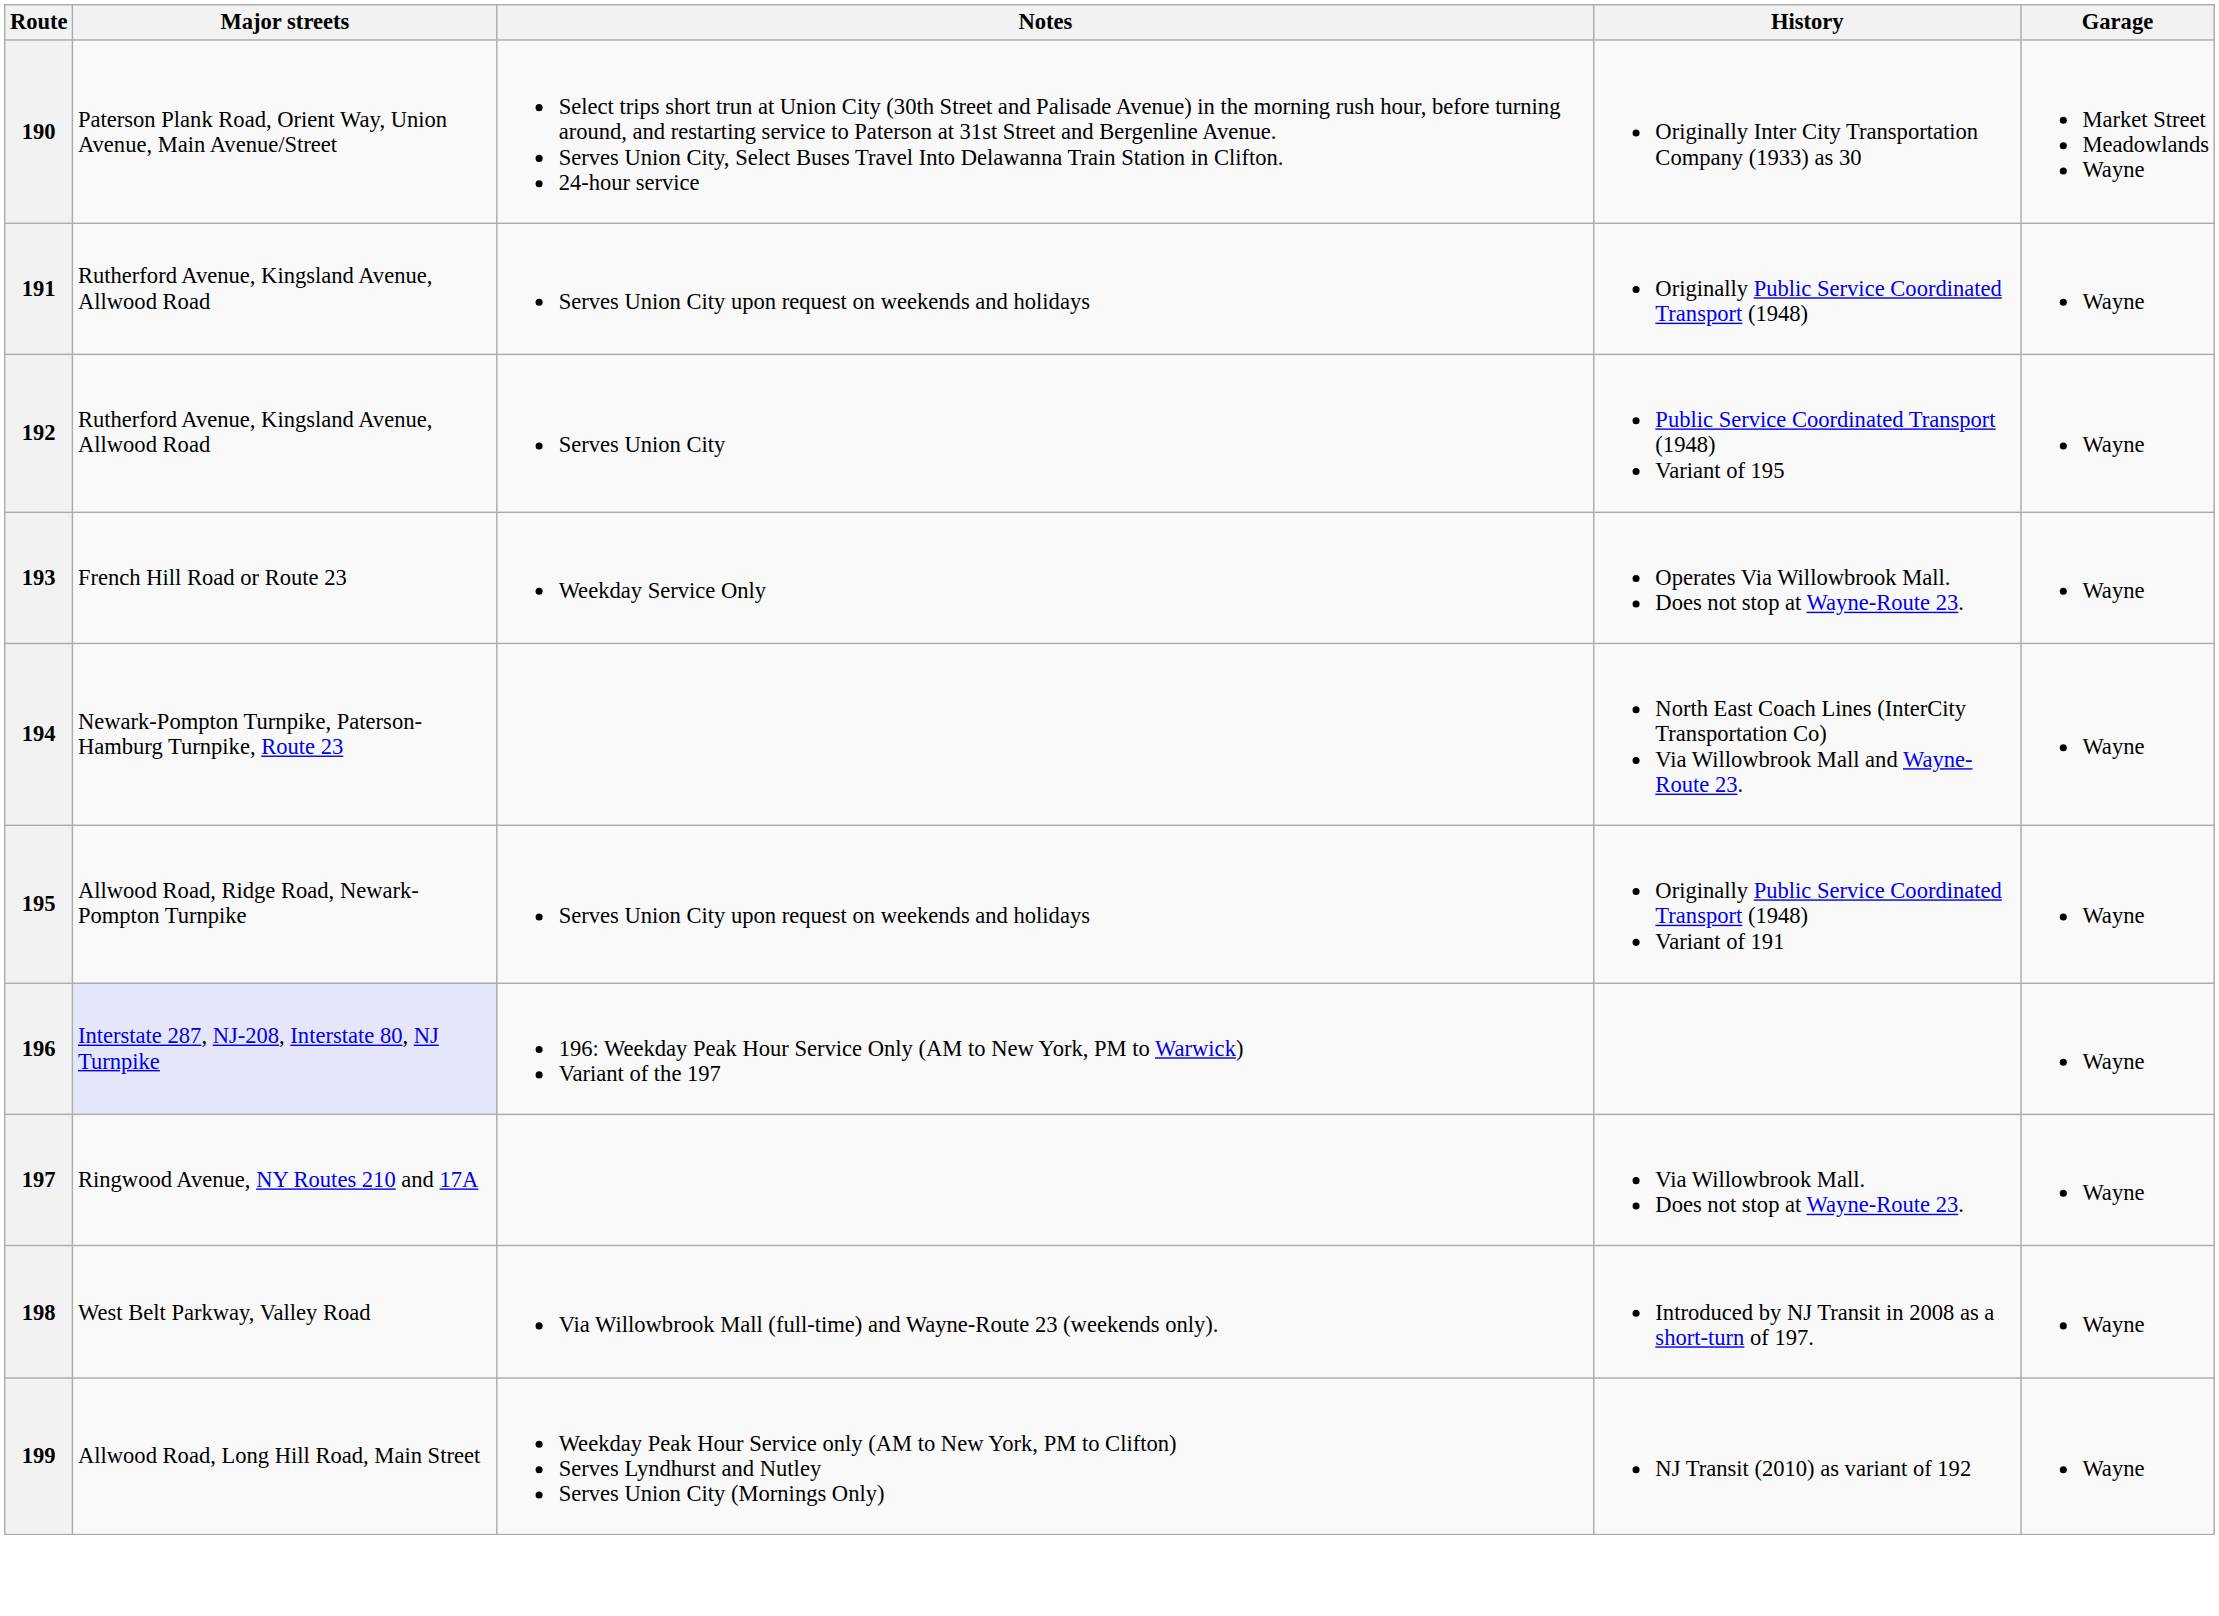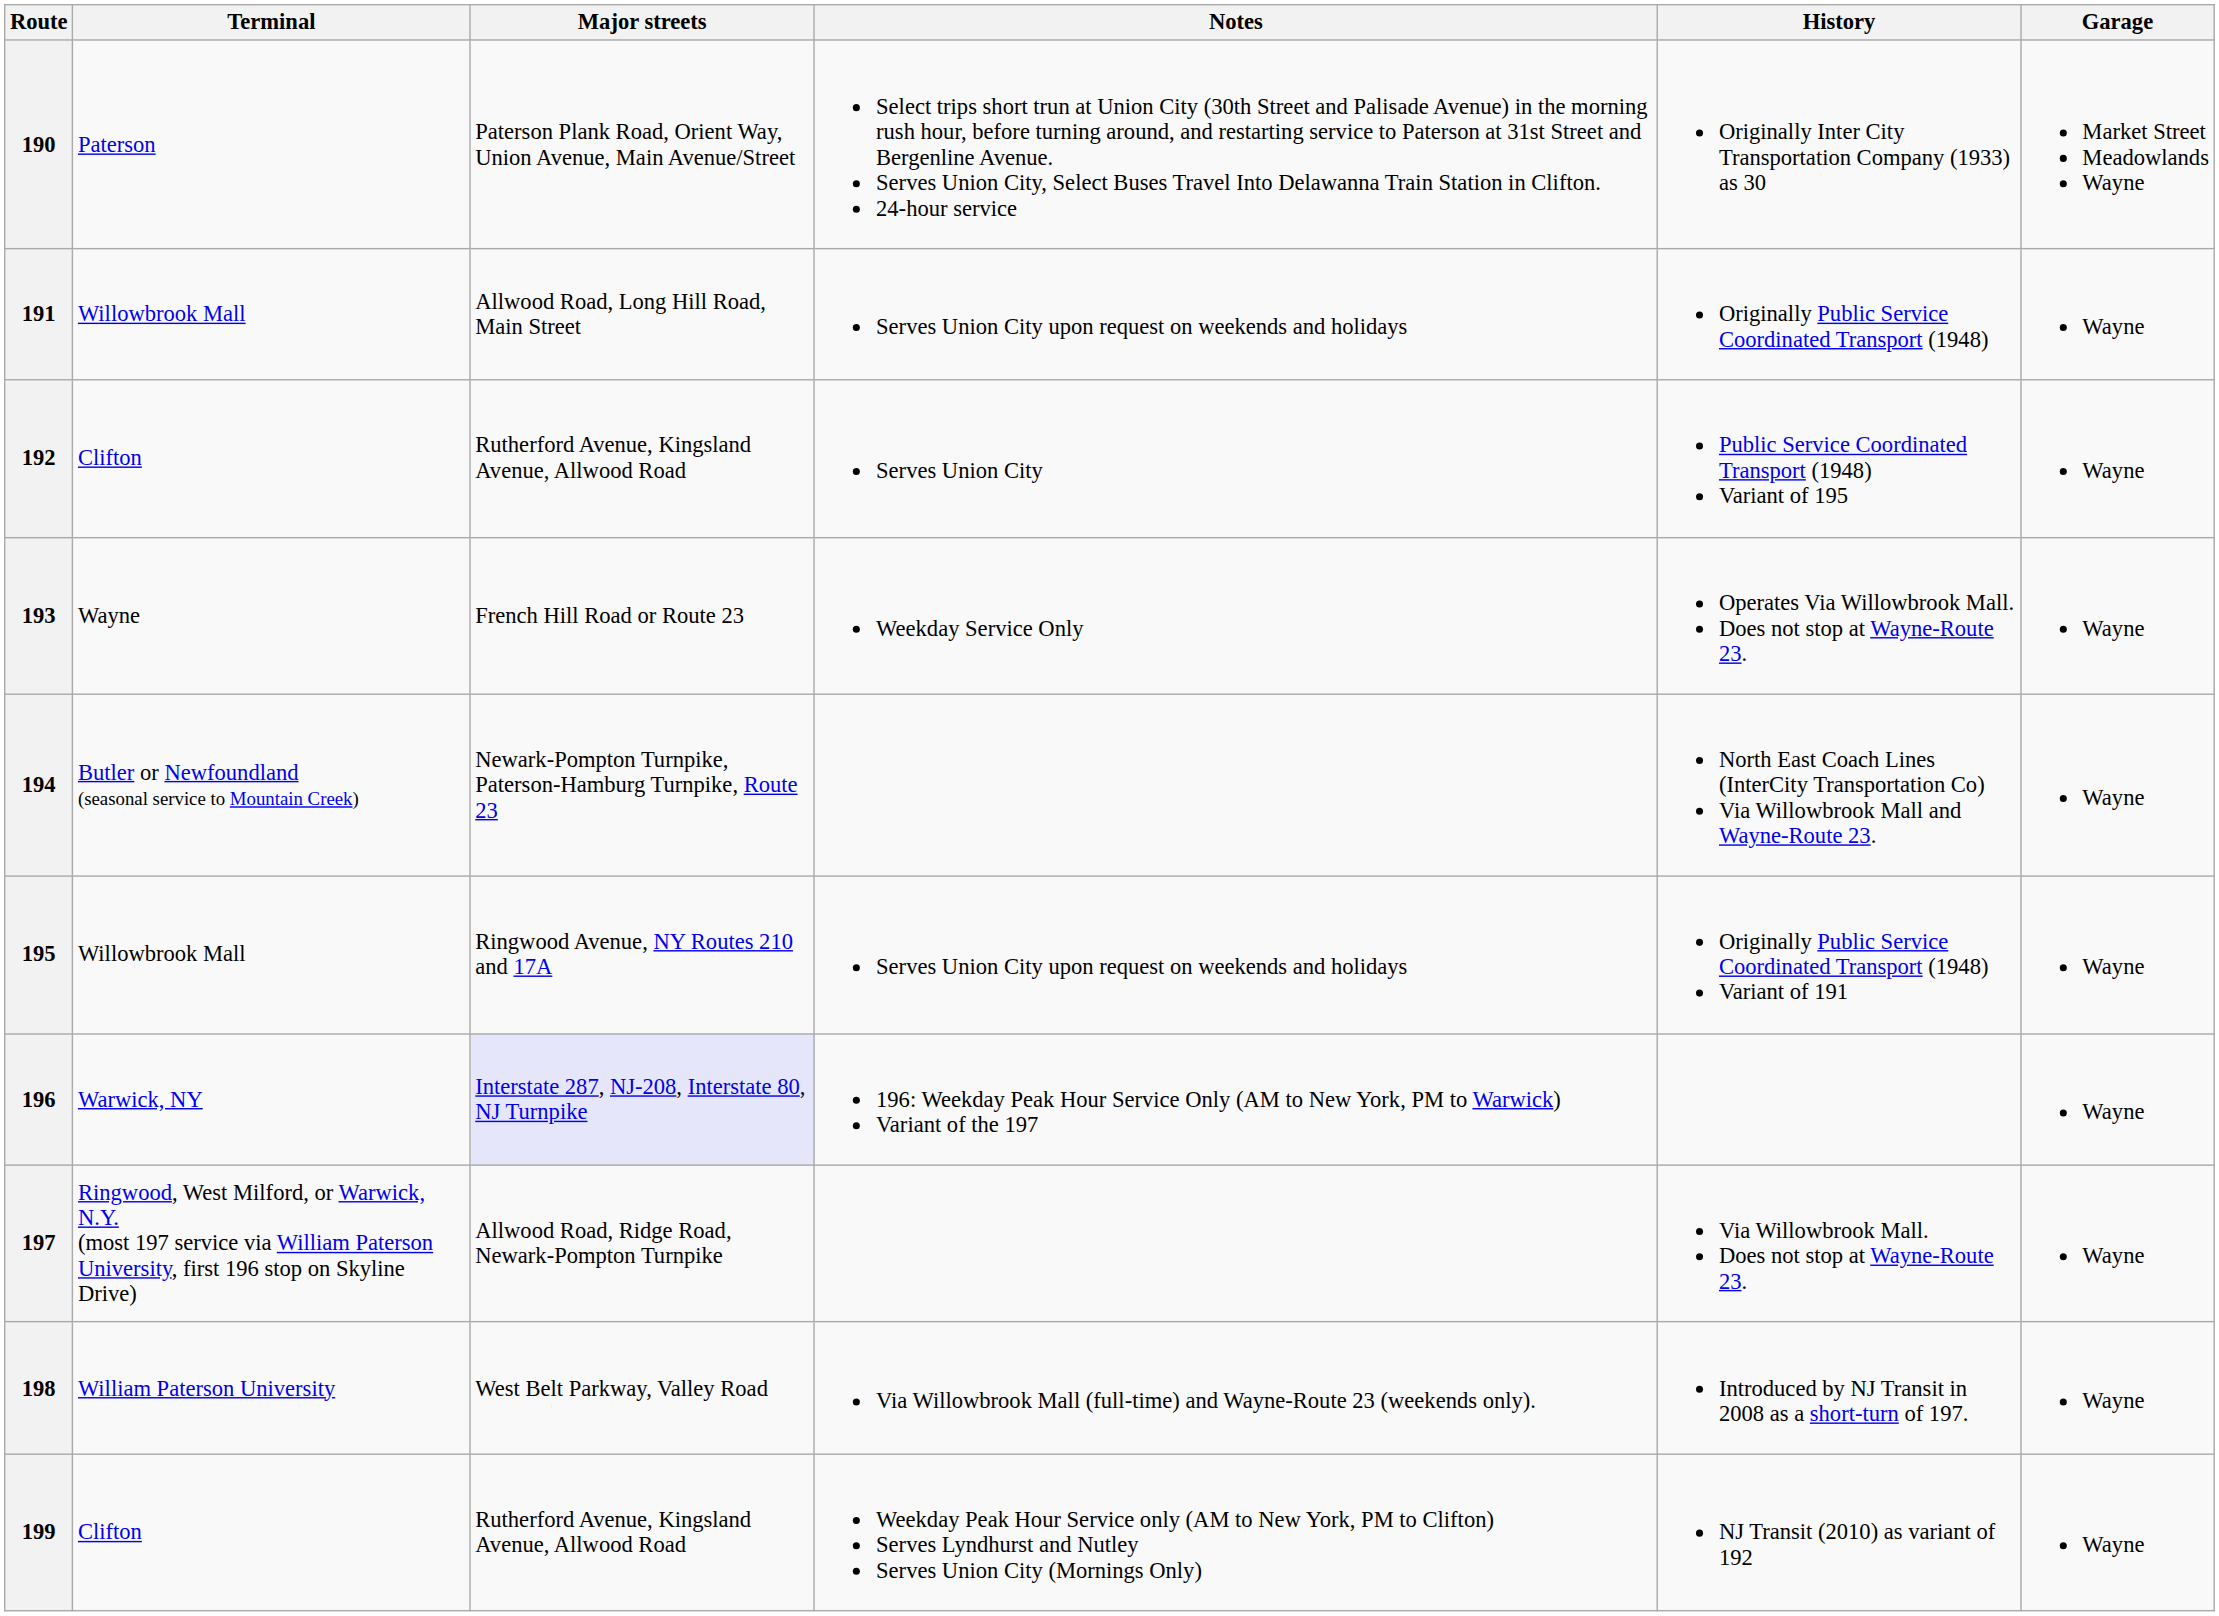+ column: (271, 22)
(255, 288) Rutherford Avenue, Kingsland Avenue, Allwood Road -> (621, 313) Allwood Road, Long Hill Road, Main Street
(248, 903) Allwood Road, Ridge Road, Newark-Pompton Turnpike -> (634, 954) Ringwood Avenue, NY Routes 210 and 17A
(278, 1179) Ringwood Avenue, NY Routes 210 and 17A -> (603, 1243) Allwood Road, Ridge Road, Newark-Pompton Turnpike
(279, 1456) Allwood Road, Long Hill Road, Main Street -> (613, 1532) Rutherford Avenue, Kingsland Avenue, Allwood Road
